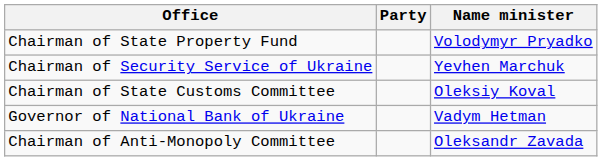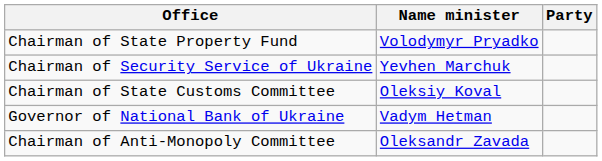columns swapped: (513, 18) <-> (403, 18)
